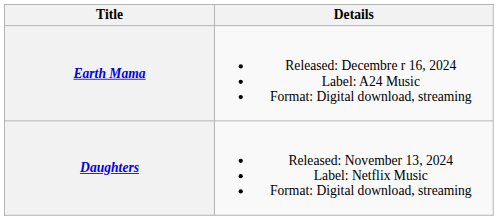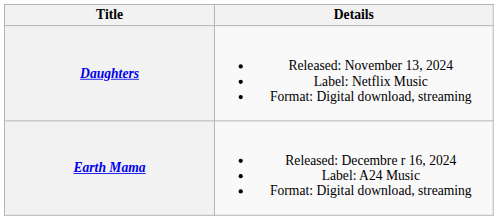rows swapped: (110, 168) <-> (110, 73)
